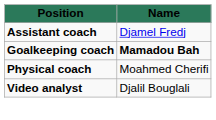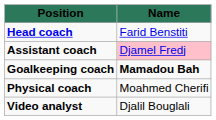+ row: (40, 32)
(153, 32) no background -> (153, 50) pink background
